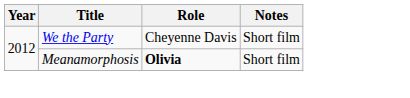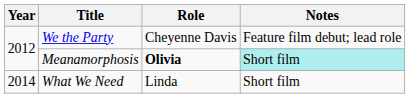(271, 37) Short film -> (322, 37) Feature film debut; lead role
(271, 59) no background -> (271, 59) paleturquoise background
+ row: (83, 81)
